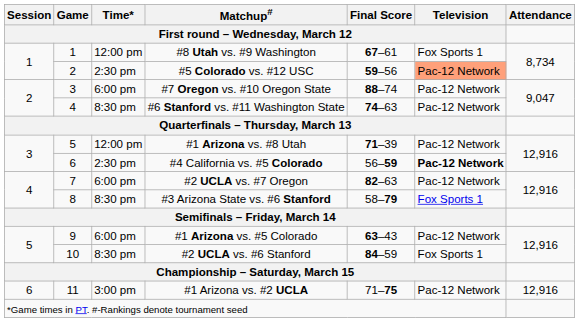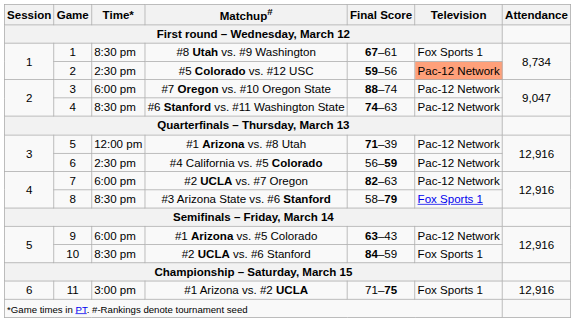(118, 53) 12:00 pm -> (115, 53) 8:30 pm
(461, 162) bold -> (459, 162) normal
(459, 290) Pac-12 Network -> (450, 290) Fox Sports 1
